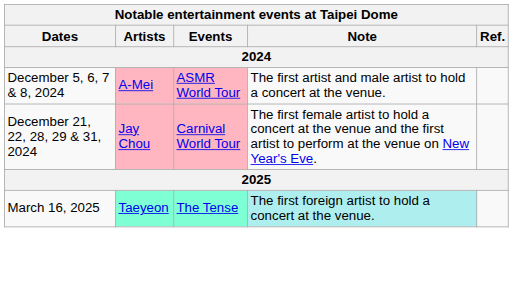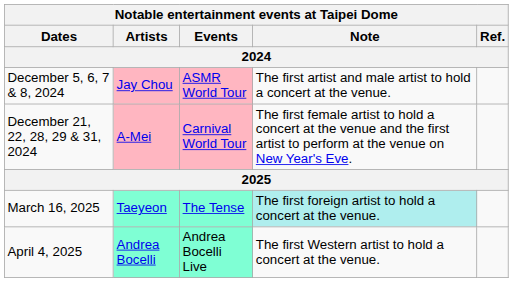(136, 85) A-Mei -> (145, 85) Jay Chou
(134, 136) Jay Chou -> (134, 136) A-Mei
+ row: (45, 252)
